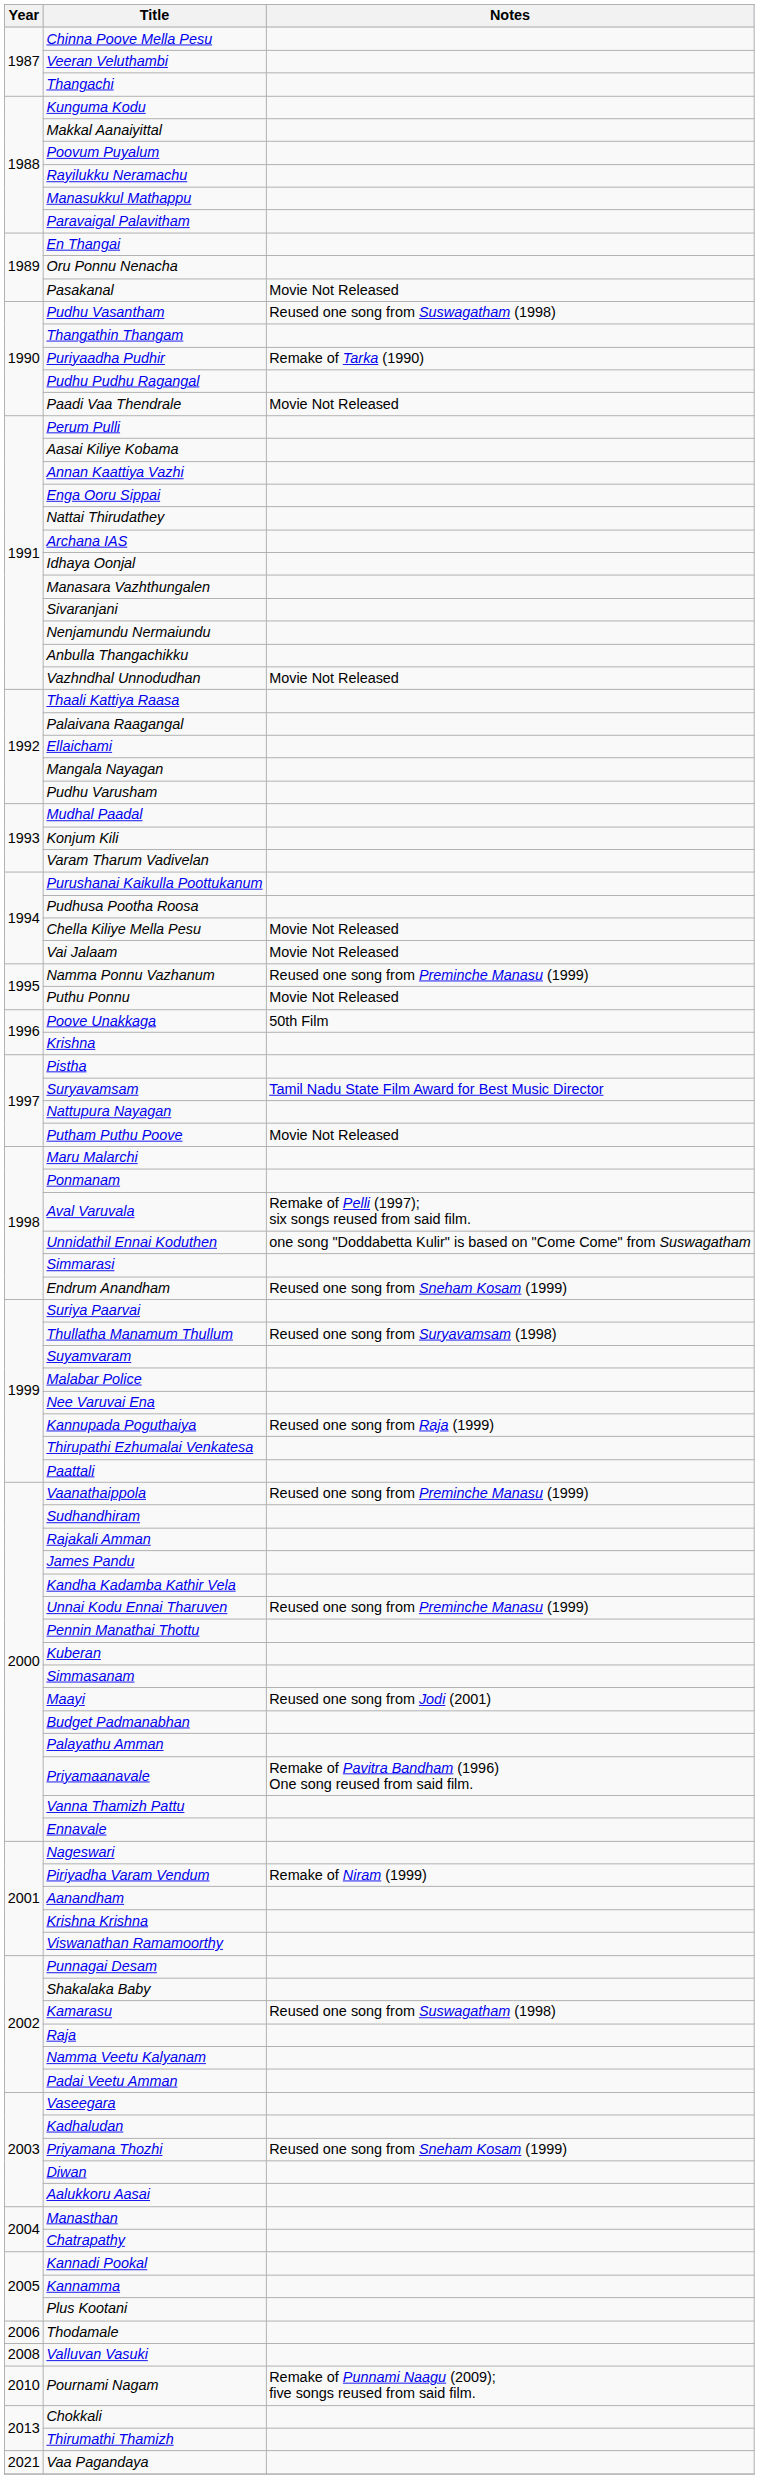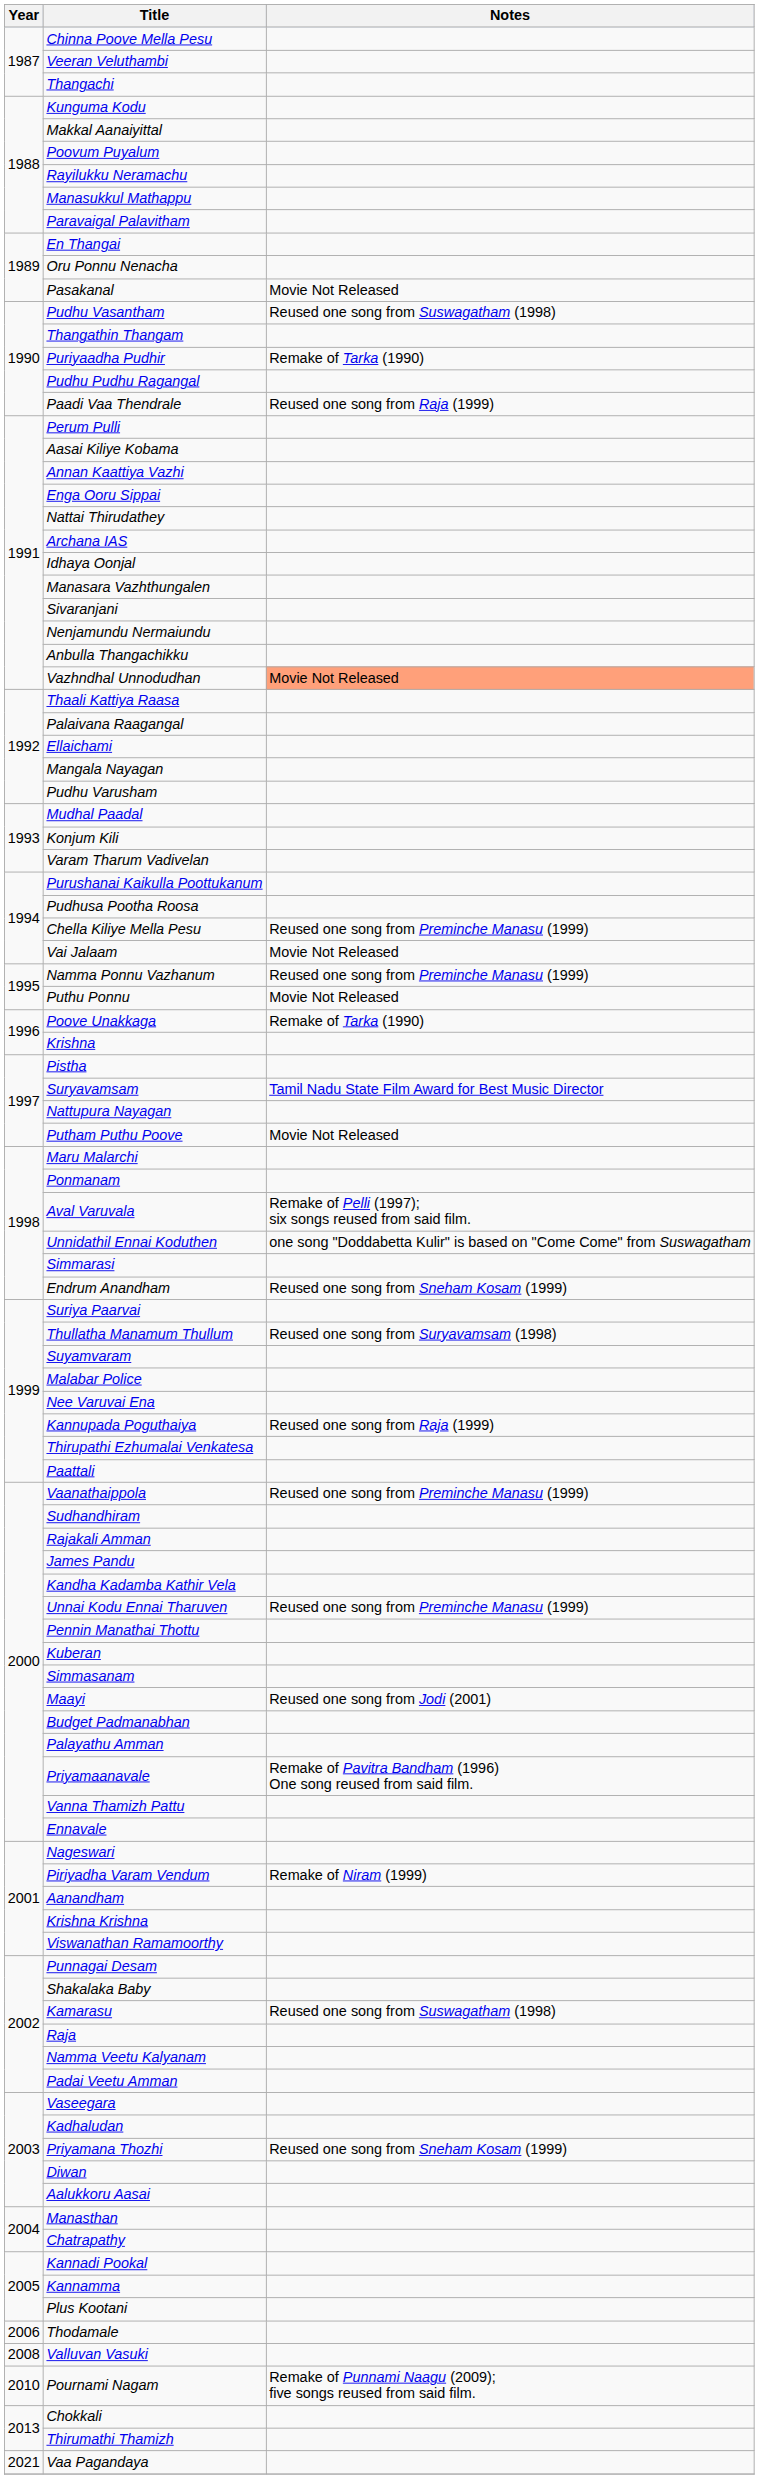(334, 404) Movie Not Released -> (382, 404) Reused one song from Raja (1999)
(334, 678) no background -> (334, 678) lightsalmon background
(334, 929) Movie Not Released -> (429, 929) Reused one song from Preminche Manasu (1999)
(299, 1020) 50th Film -> (347, 1020) Remake of Tarka (1990)
